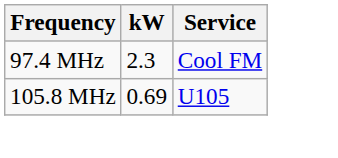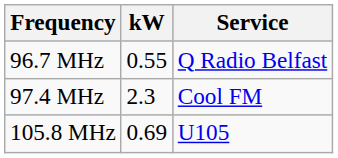+ row: (57, 59)
